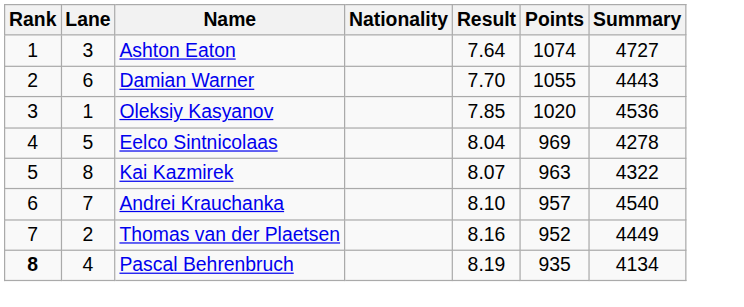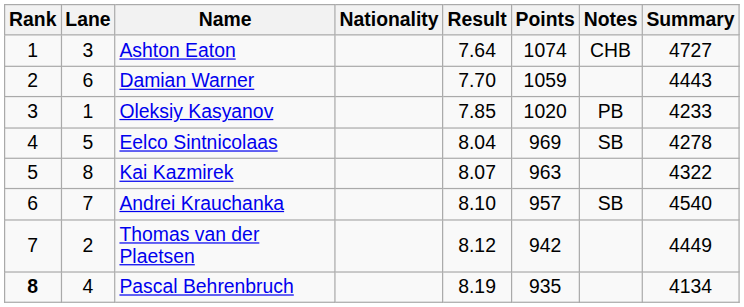+ column: (611, 19)
(555, 81) 1055 -> (545, 81) 1059
(637, 111) 4536 -> (690, 111) 4233
(486, 234) 8.16 -> (477, 245) 8.12
(555, 234) 952 -> (545, 245) 942
